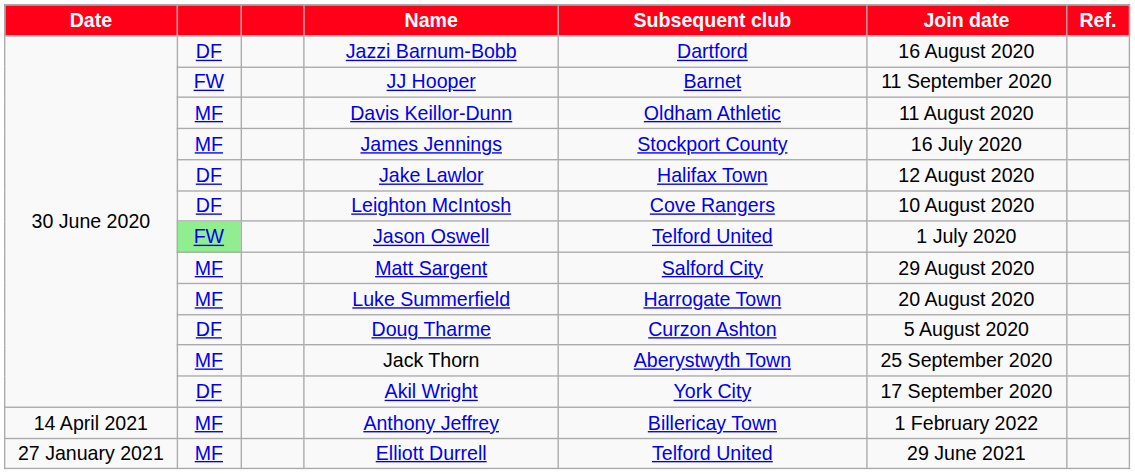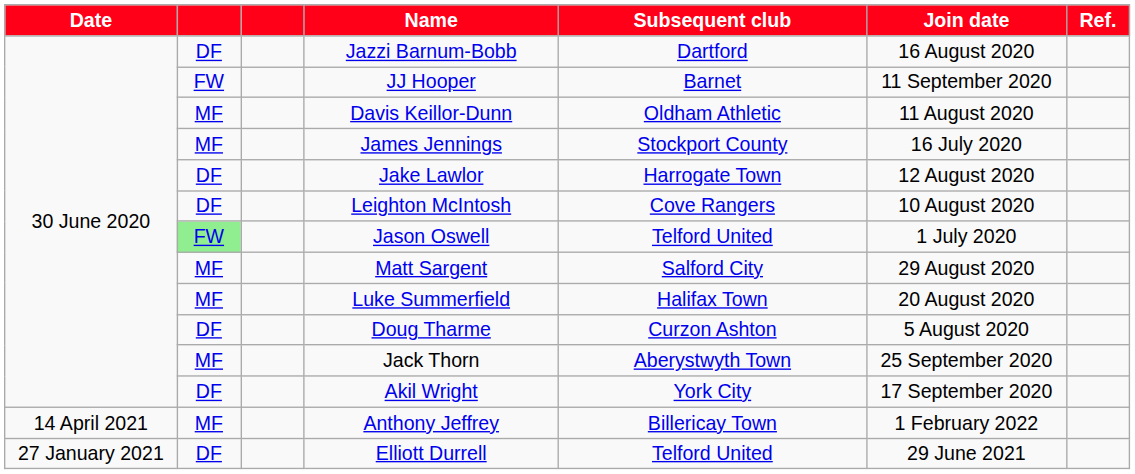(712, 175) Halifax Town -> (712, 175) Harrogate Town
(712, 299) Harrogate Town -> (712, 299) Halifax Town
(209, 454) MF -> (209, 454) DF
